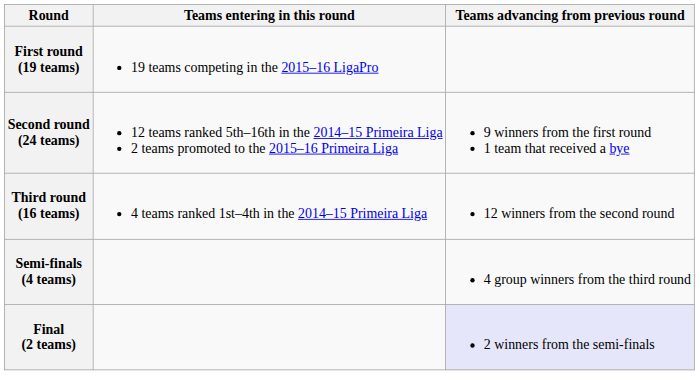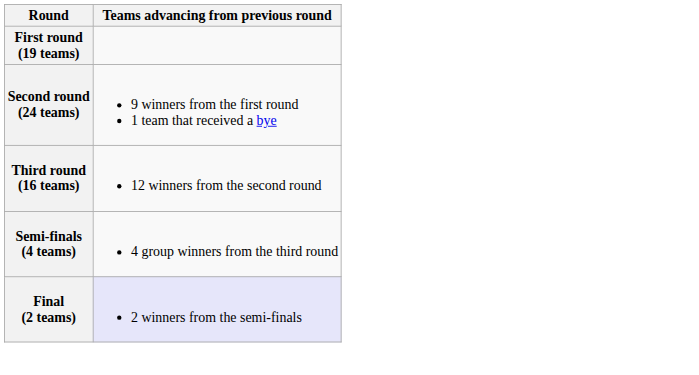- column: (269, 15)
